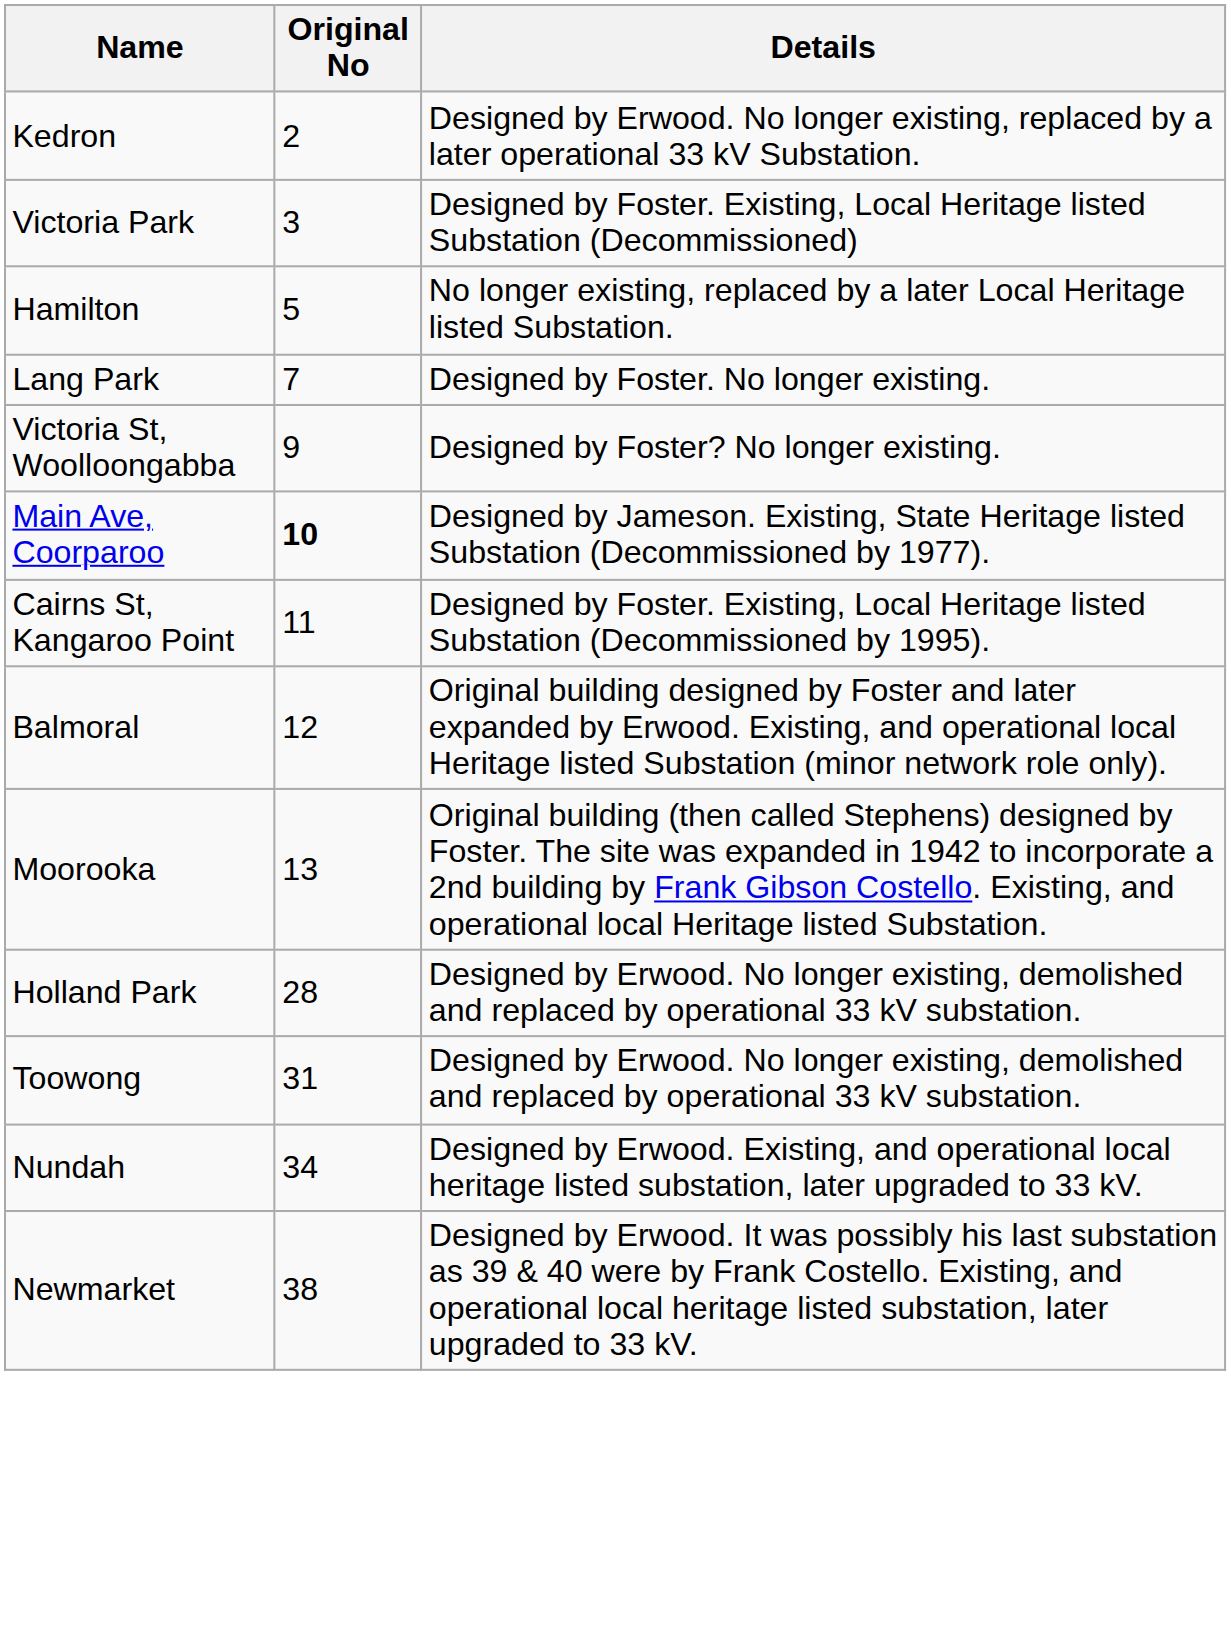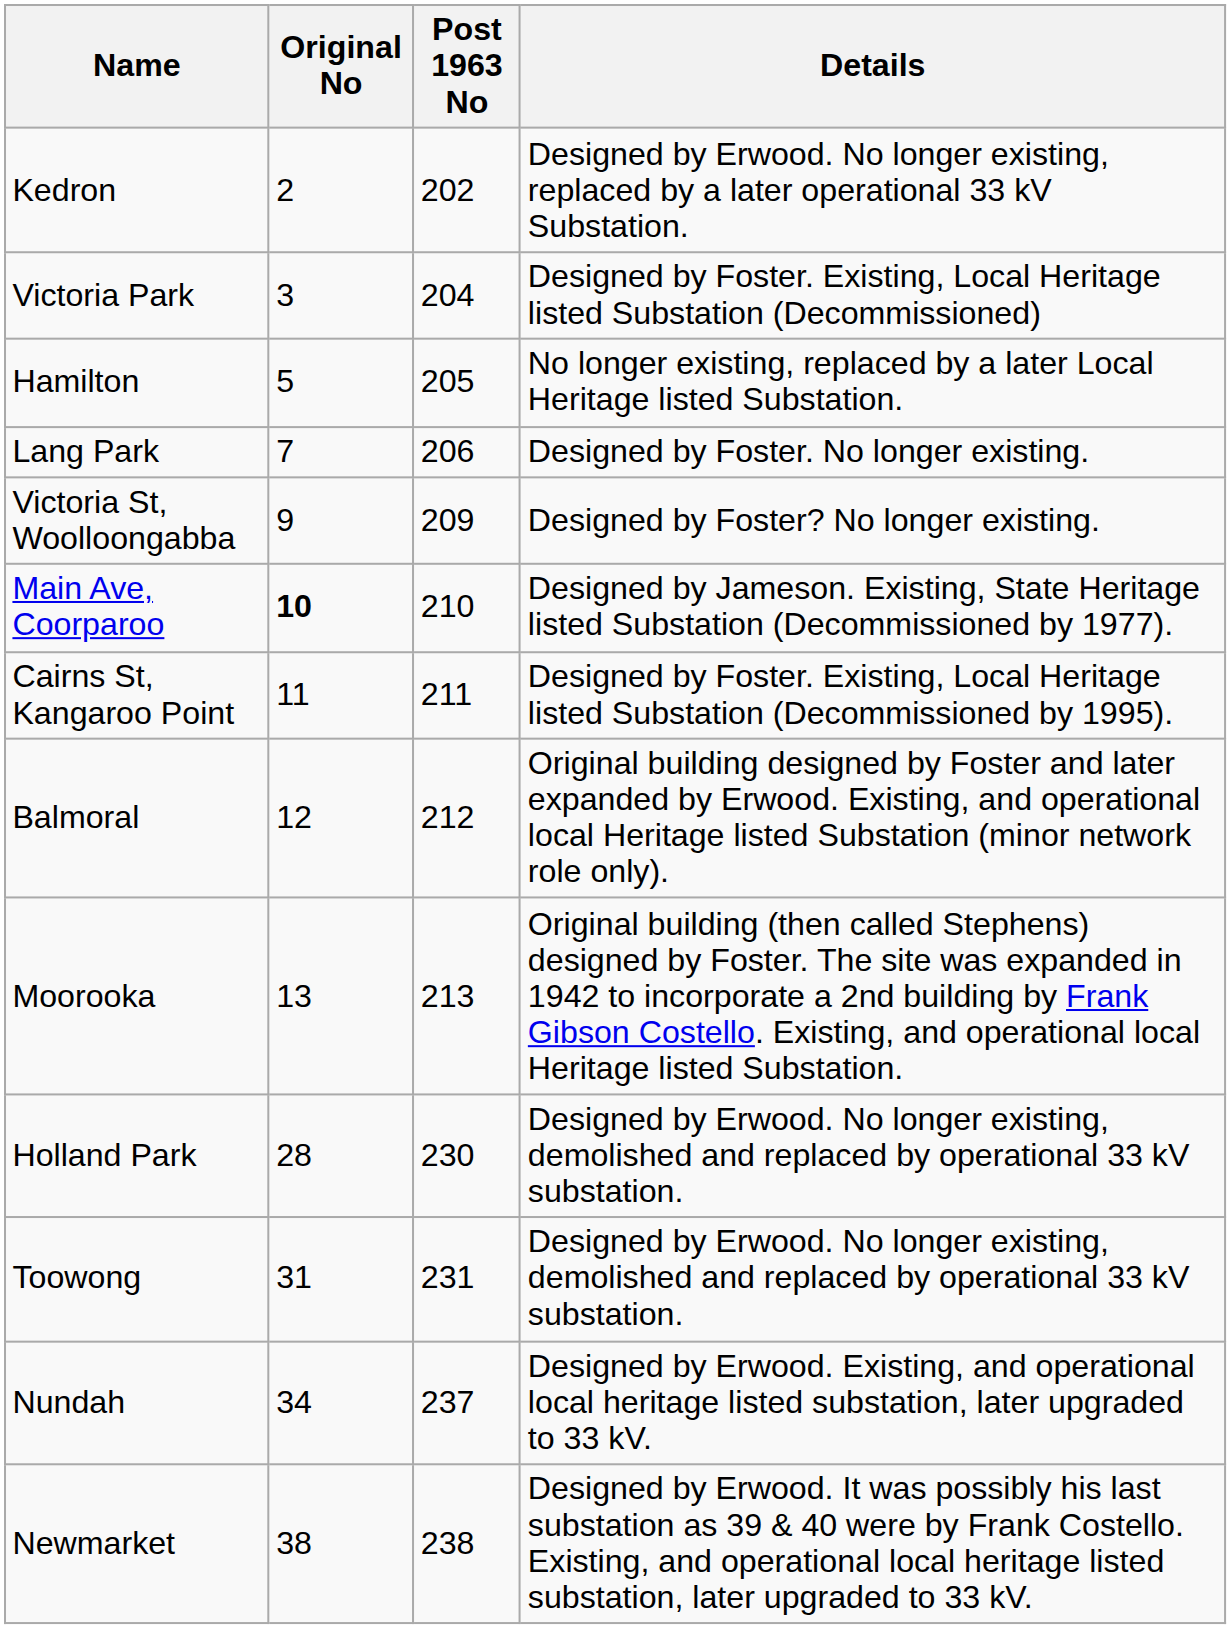+ column: (467, 66)
